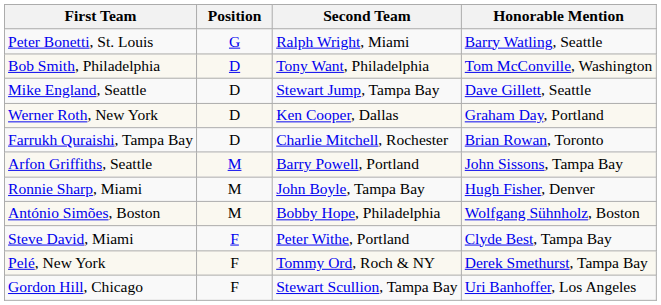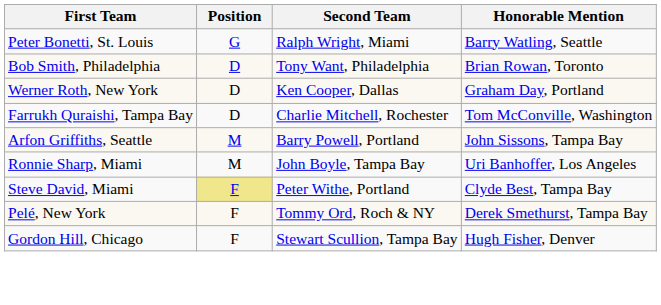(559, 66) Tom McConville, Washington -> (534, 66) Brian Rowan, Toronto
- row: (77, 90)
(534, 139) Brian Rowan, Toronto -> (559, 115) Tom McConville, Washington
(530, 189) Hugh Fisher, Denver -> (551, 164) Uri Banhoffer, Los Angeles
- row: (84, 213)
(235, 238) no background -> (235, 189) khaki background
(551, 287) Uri Banhoffer, Los Angeles -> (530, 238) Hugh Fisher, Denver
